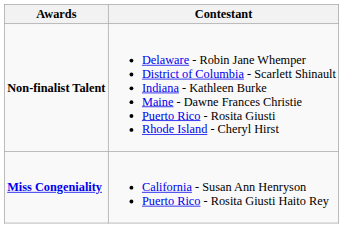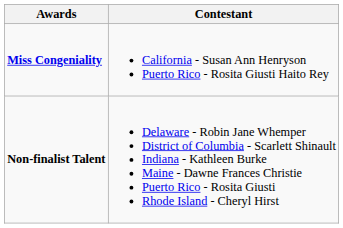rows swapped: (55, 187) <-> (56, 87)
